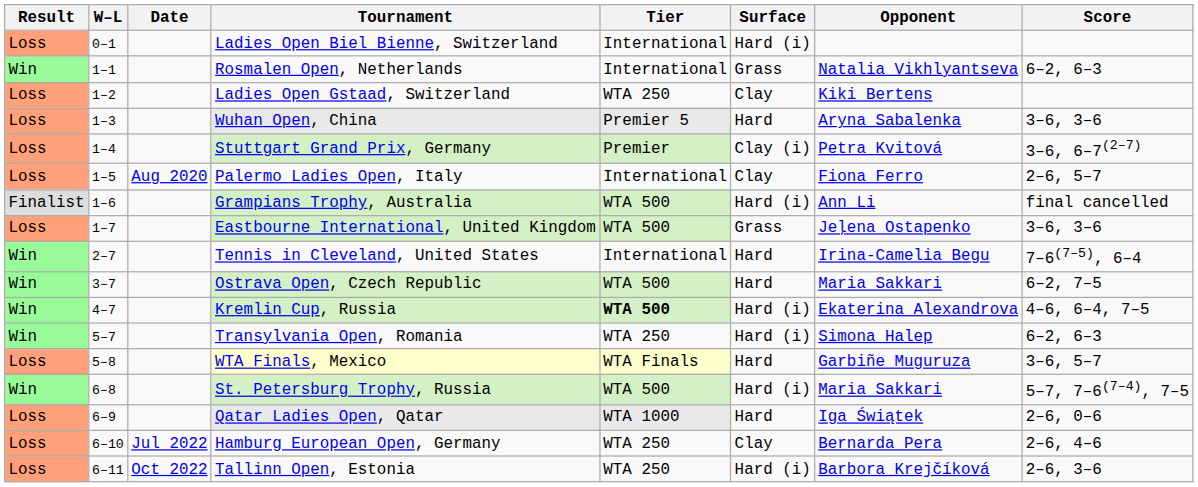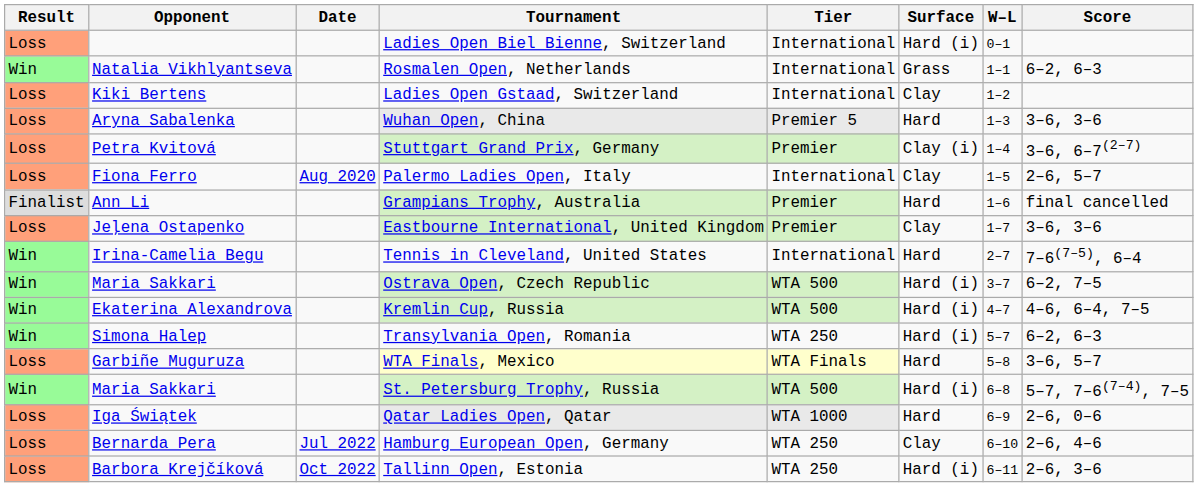columns swapped: (108, 18) <-> (918, 18)
(637, 95) WTA 250 -> (833, 95) International
(637, 203) WTA 500 -> (805, 203) Premier
(773, 203) Hard (i) -> (922, 203) Hard
(637, 228) WTA 500 -> (805, 228) Premier
(758, 228) Grass -> (922, 228) Clay
(754, 284) Hard -> (941, 284) Hard (i)
(637, 310) bold -> (805, 310) normal
